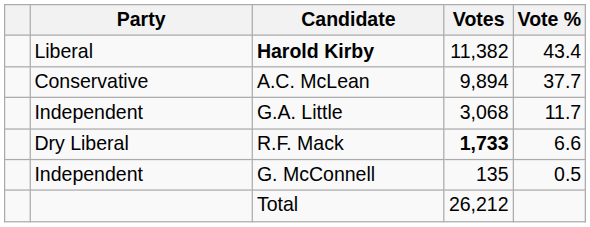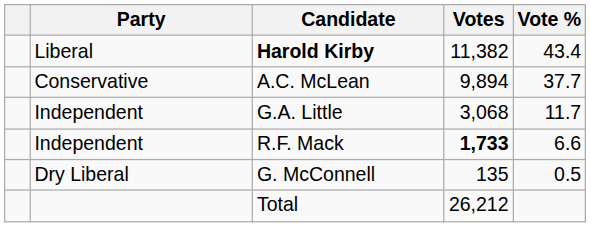(82, 143) Dry Liberal -> (89, 143) Independent
(89, 174) Independent -> (82, 174) Dry Liberal
